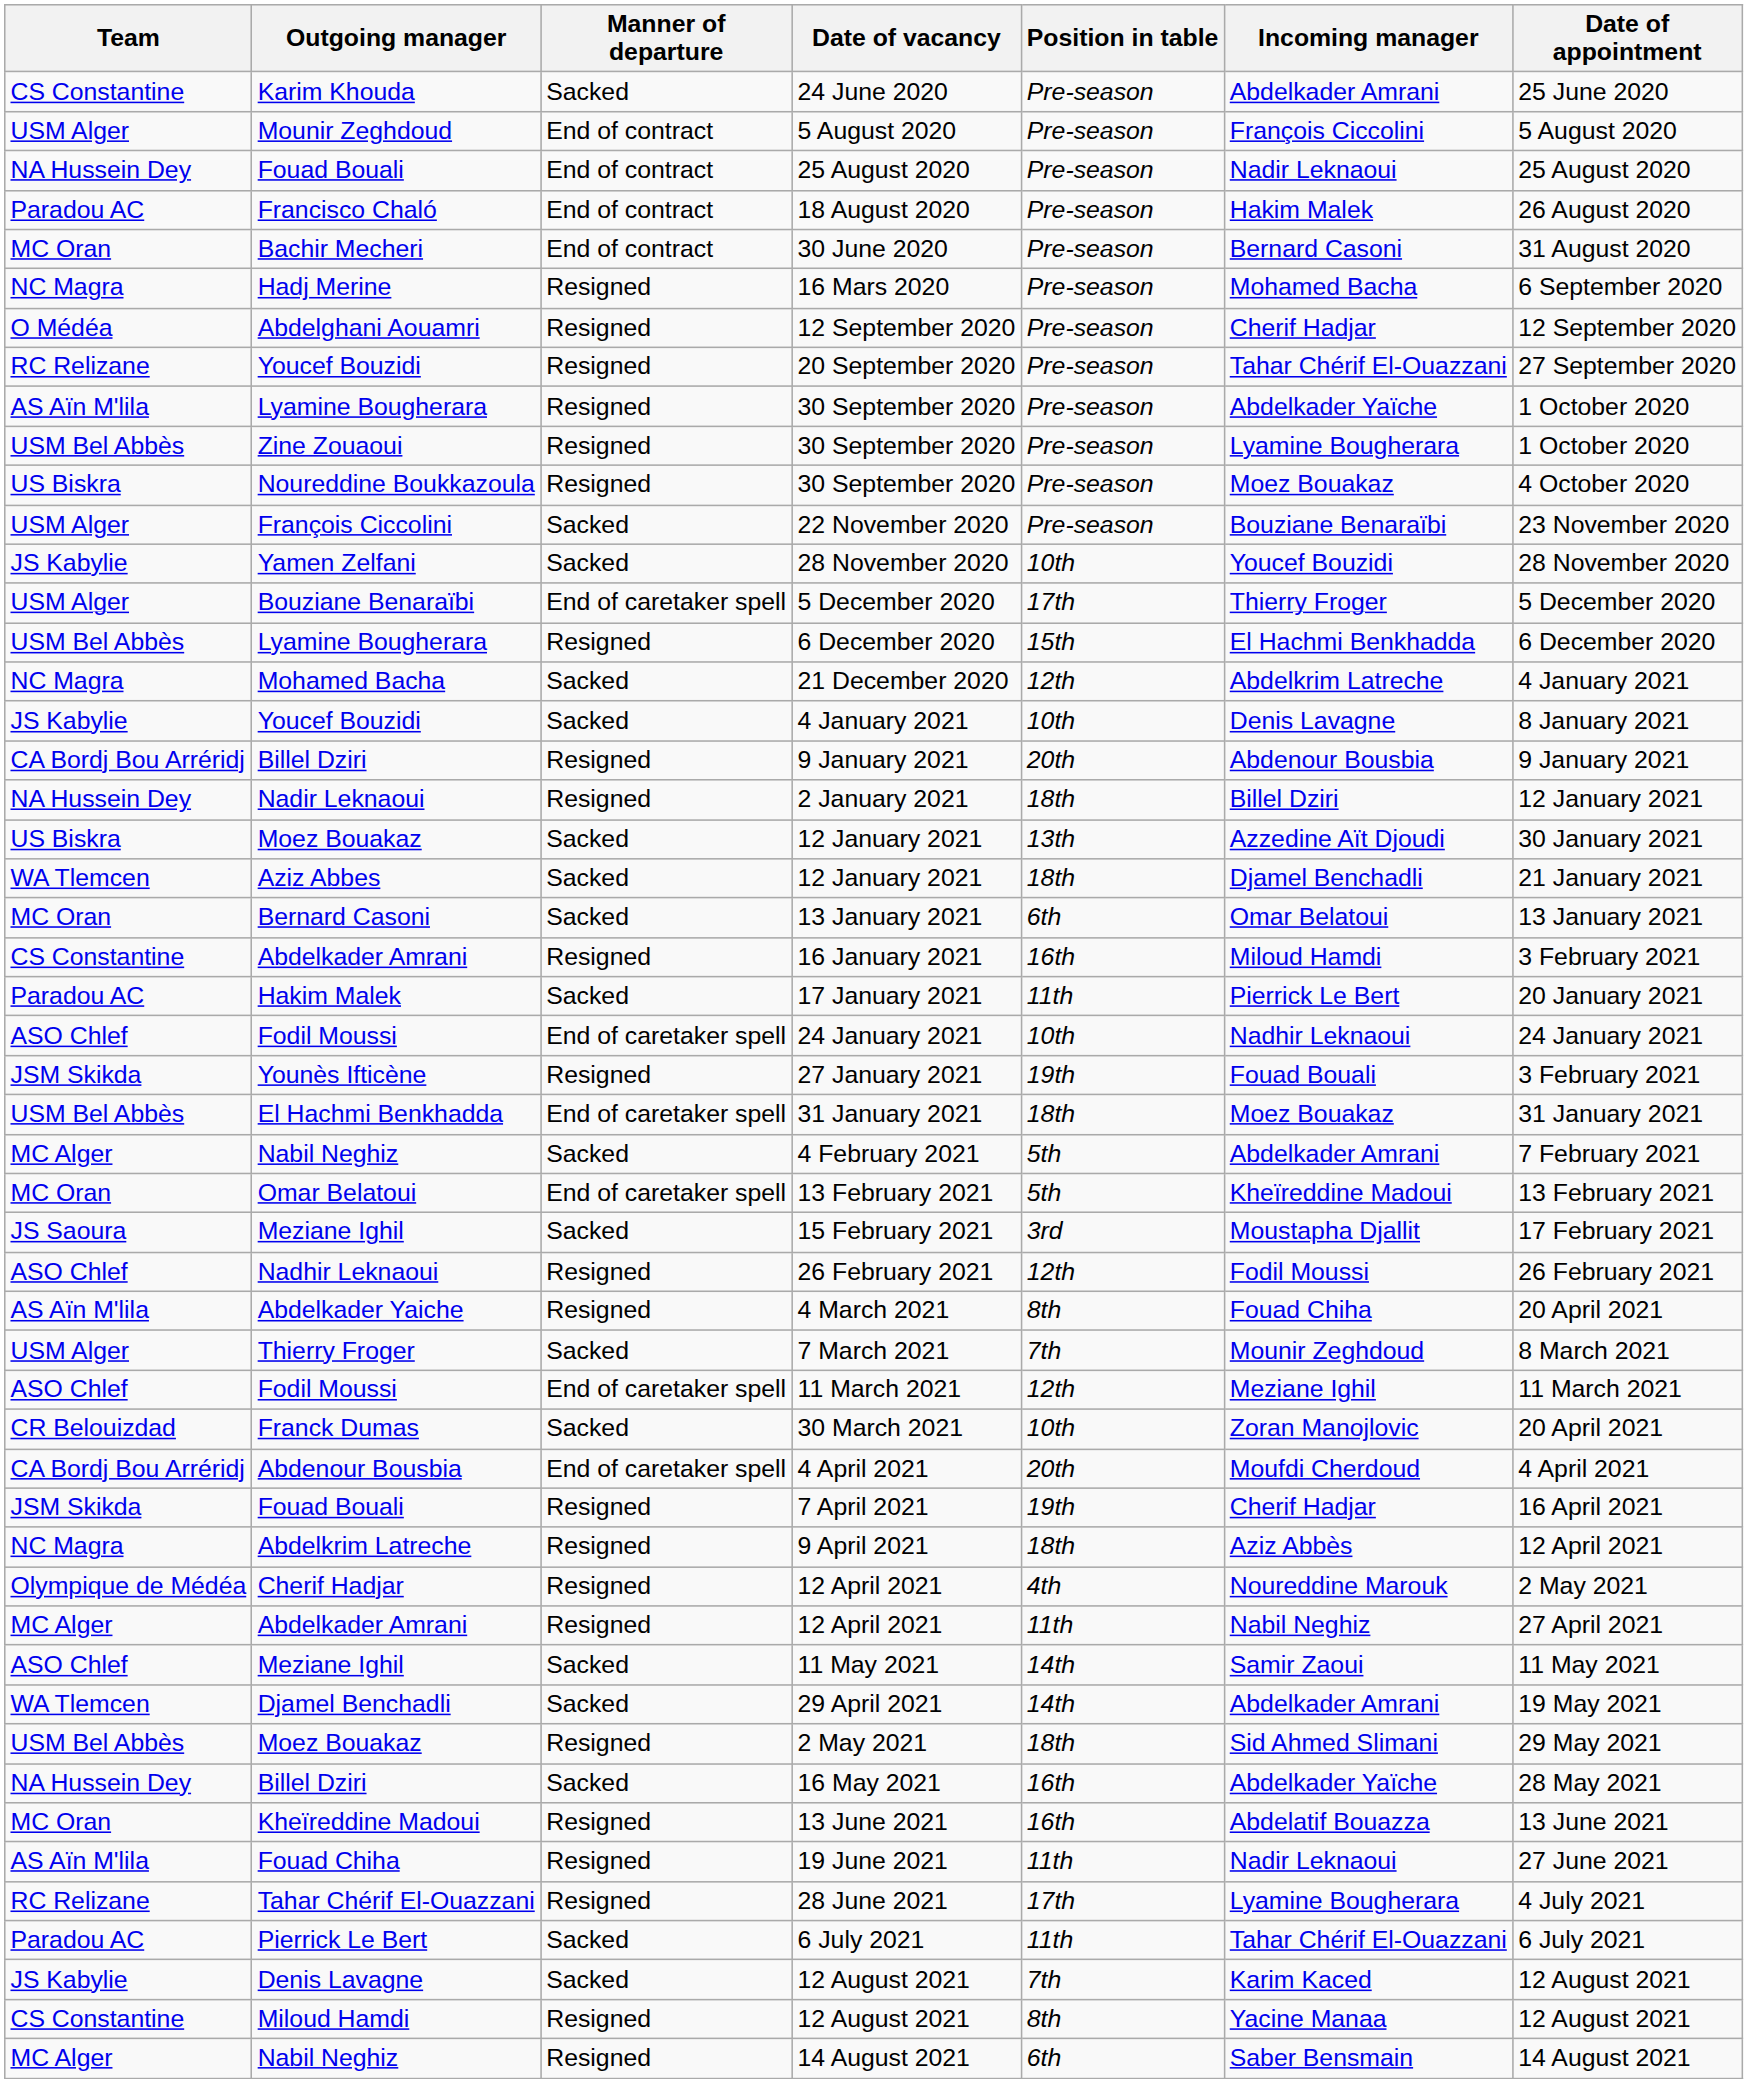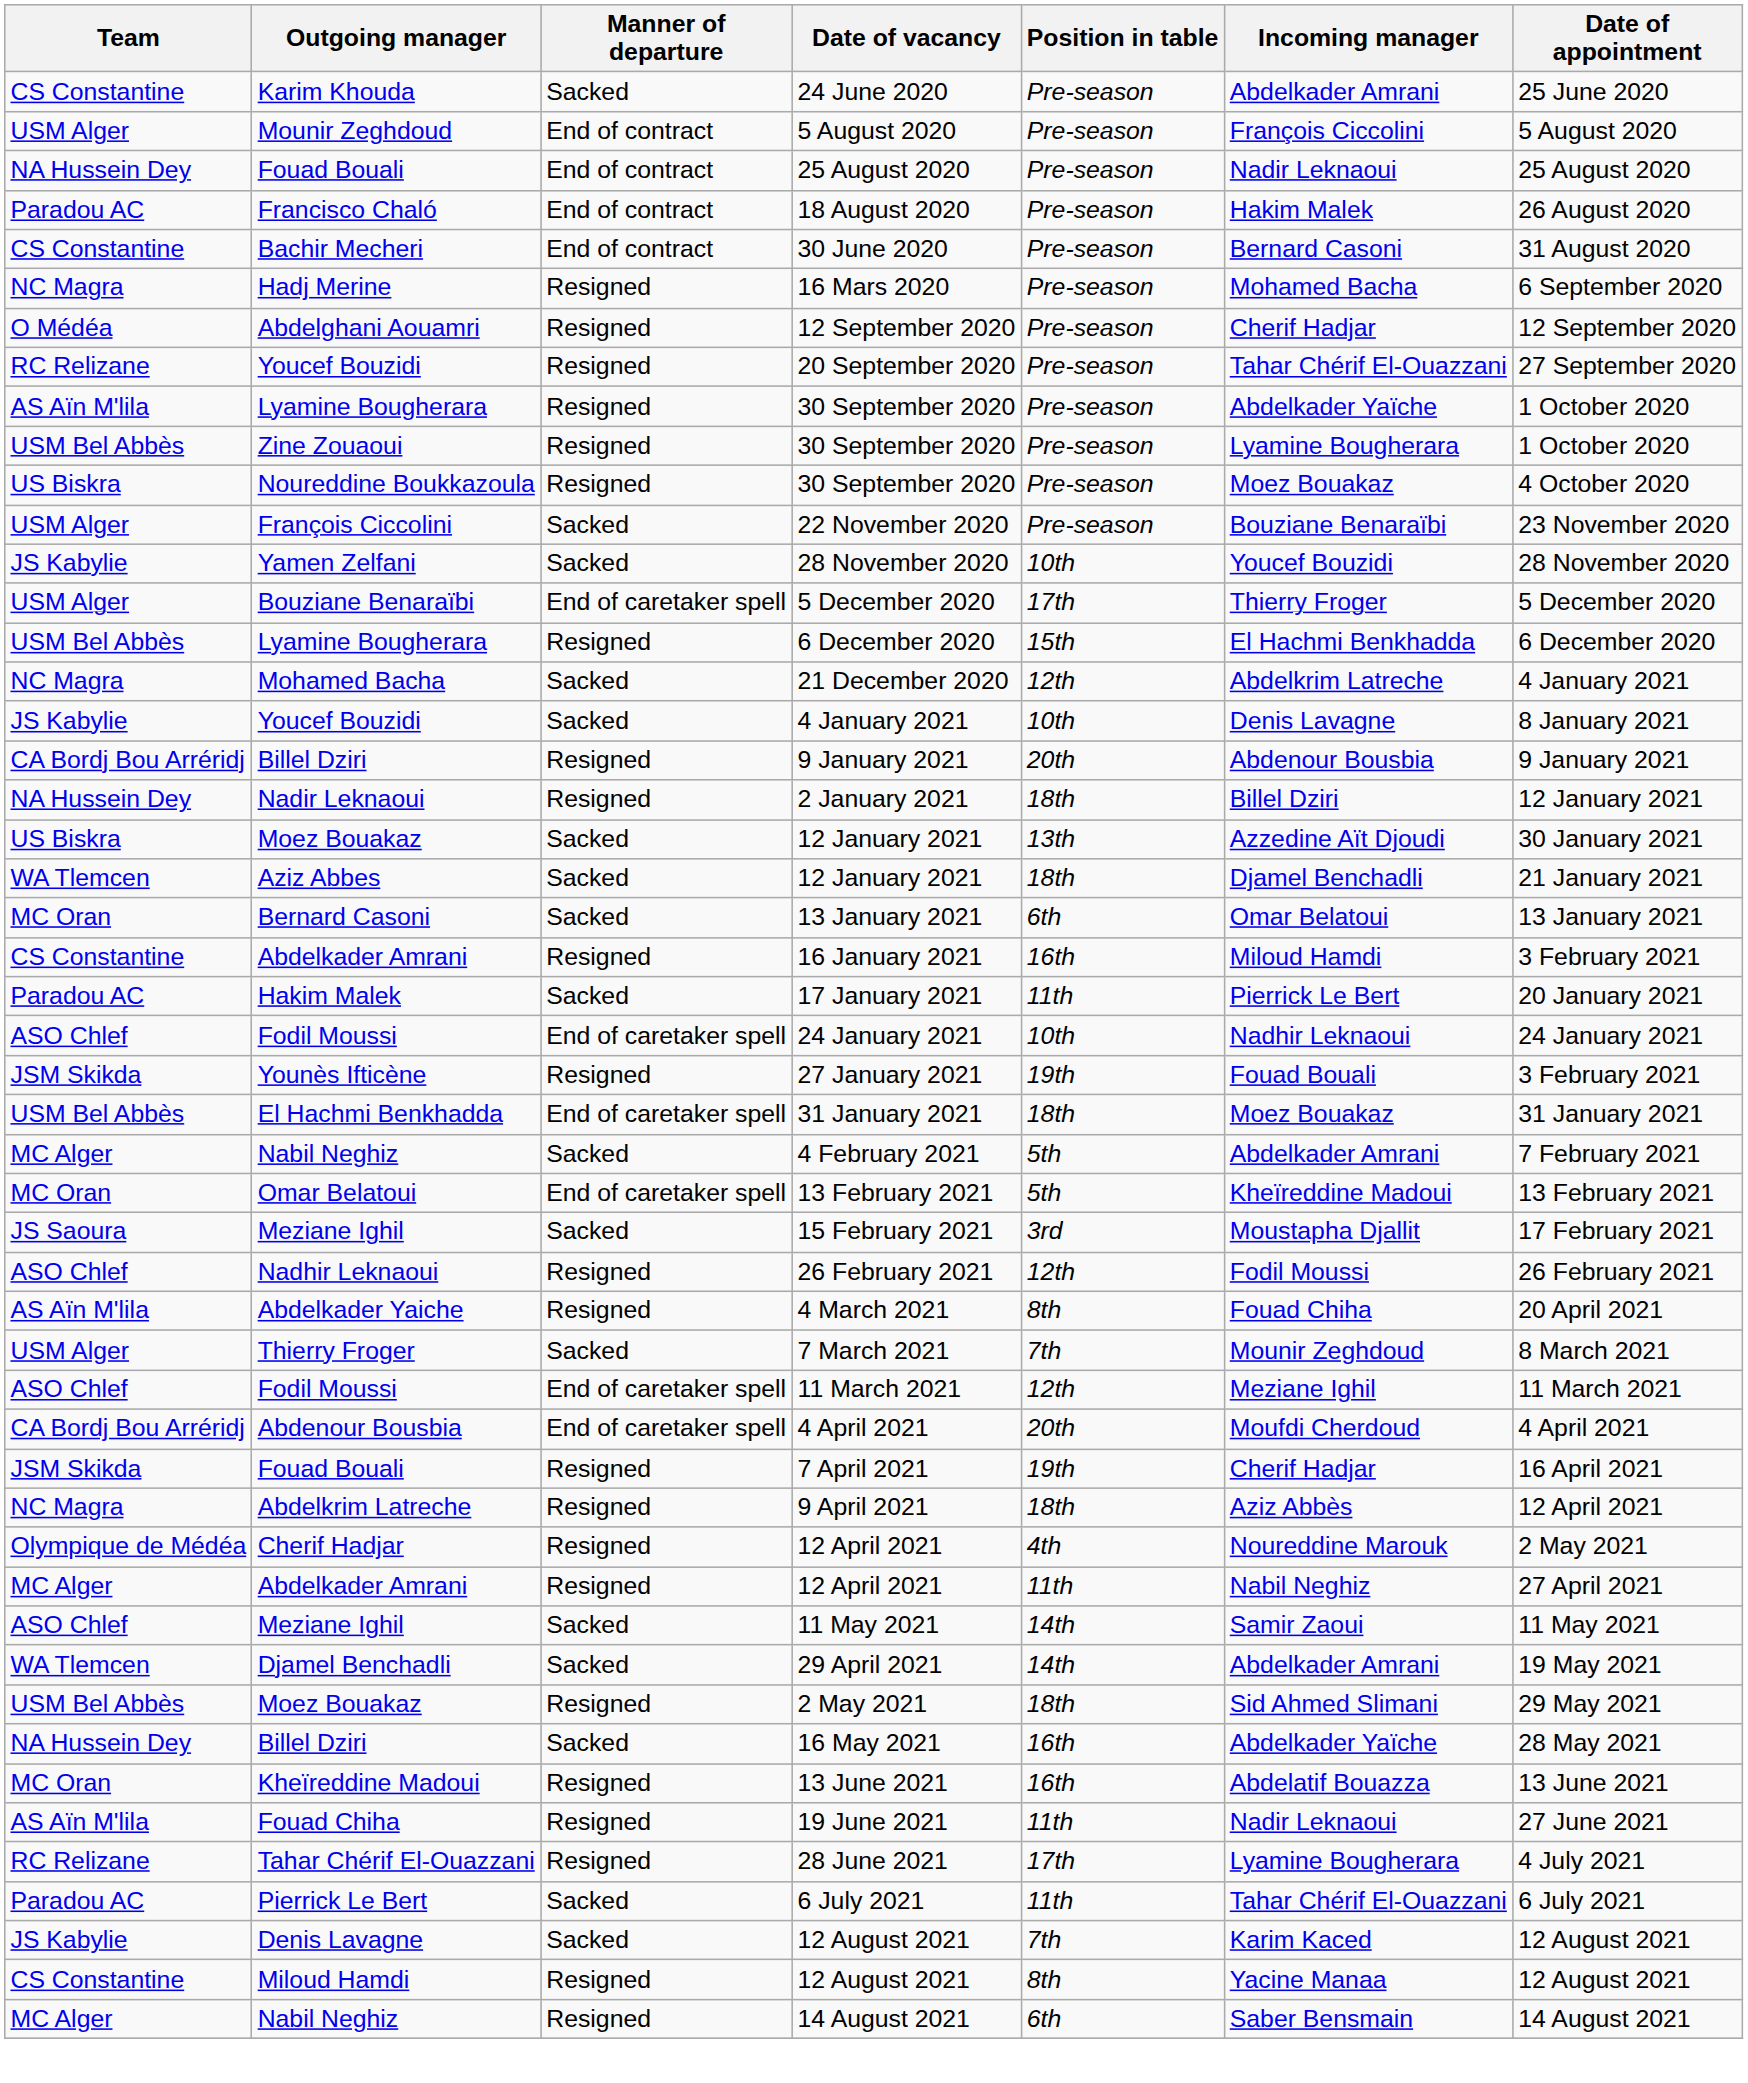(61, 248) MC Oran -> (97, 248) CS Constantine
- row: (338, 1428)
